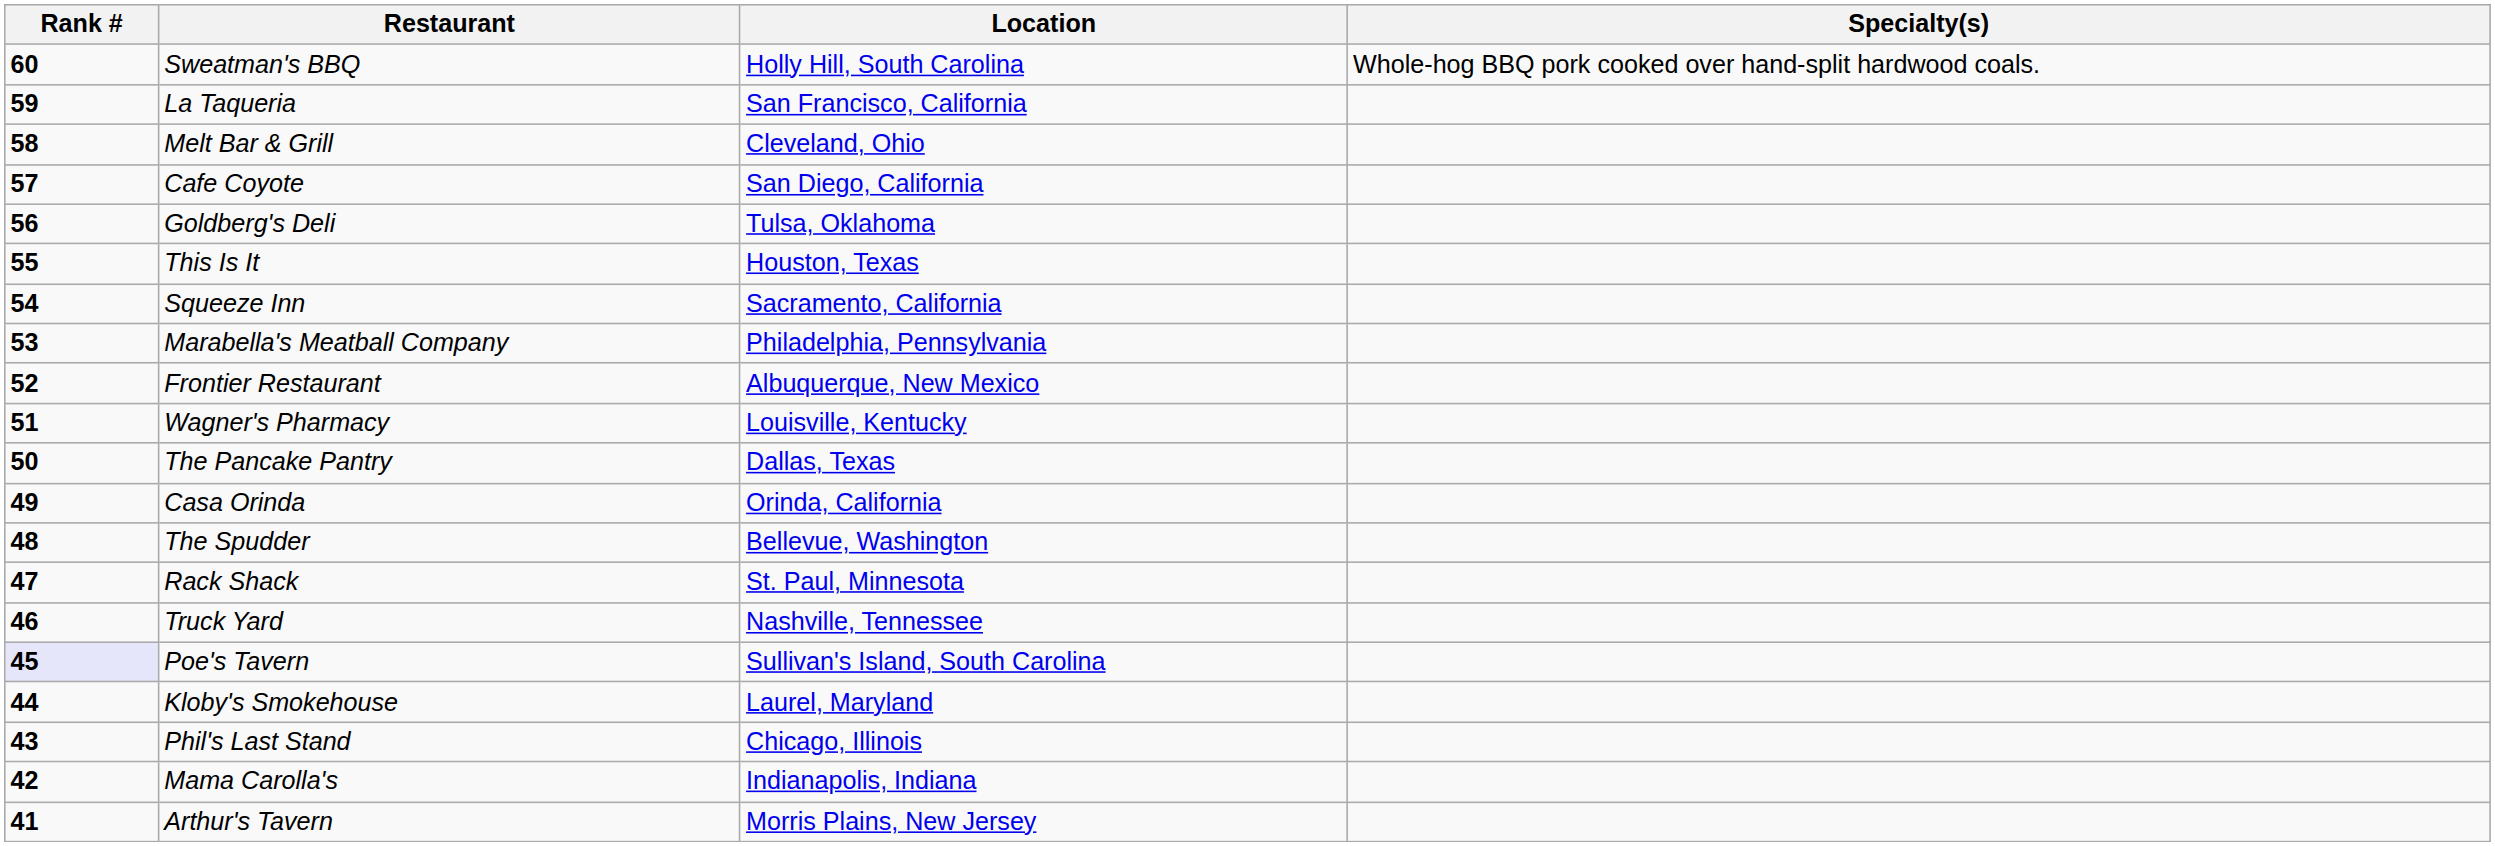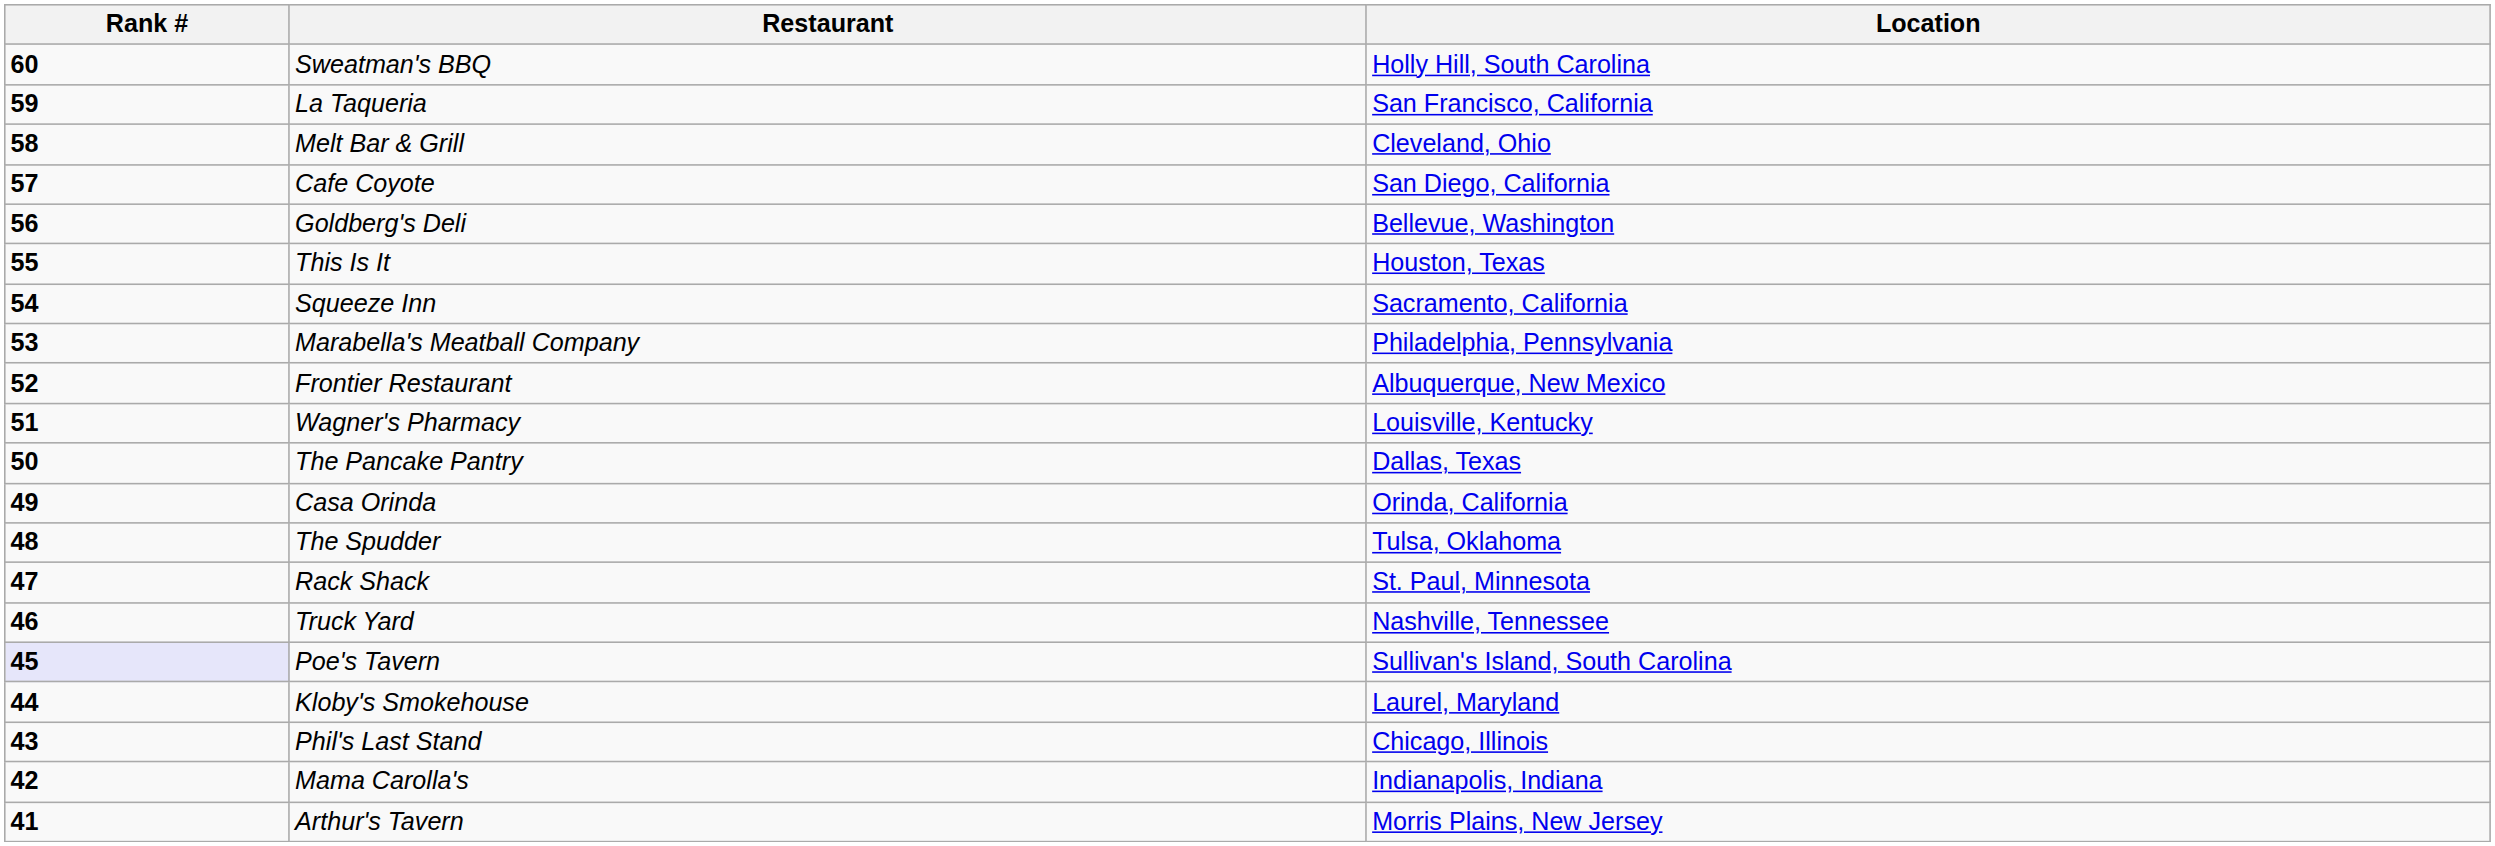- column: (1919, 24)
(841, 223) Tulsa, Oklahoma -> (1493, 223) Bellevue, Washington
(867, 542) Bellevue, Washington -> (1467, 542) Tulsa, Oklahoma
